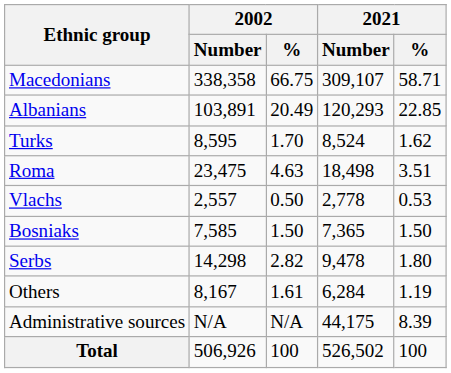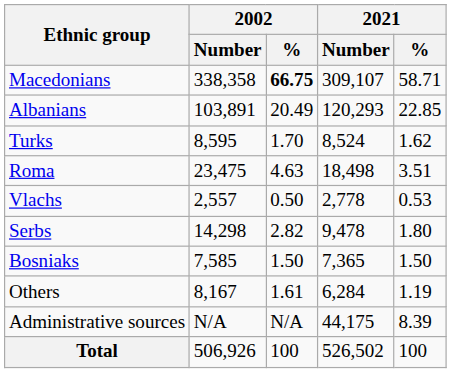(292, 79) normal -> (292, 79) bold
rows swapped: (30, 261) <-> (44, 230)
